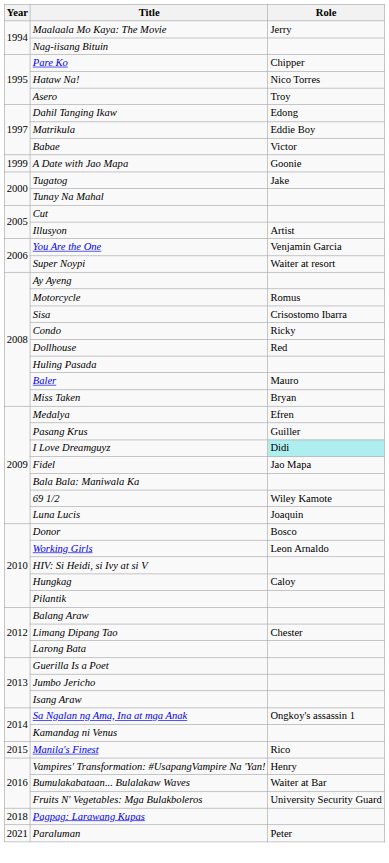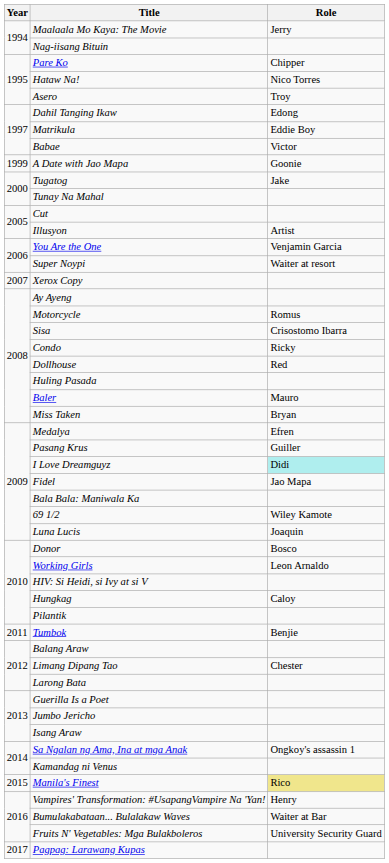+ row: (58, 280)
+ row: (49, 632)
(280, 749) no background -> (280, 783) khaki background
(17, 816) 2018 -> (17, 850) 2017
- row: (57, 833)
